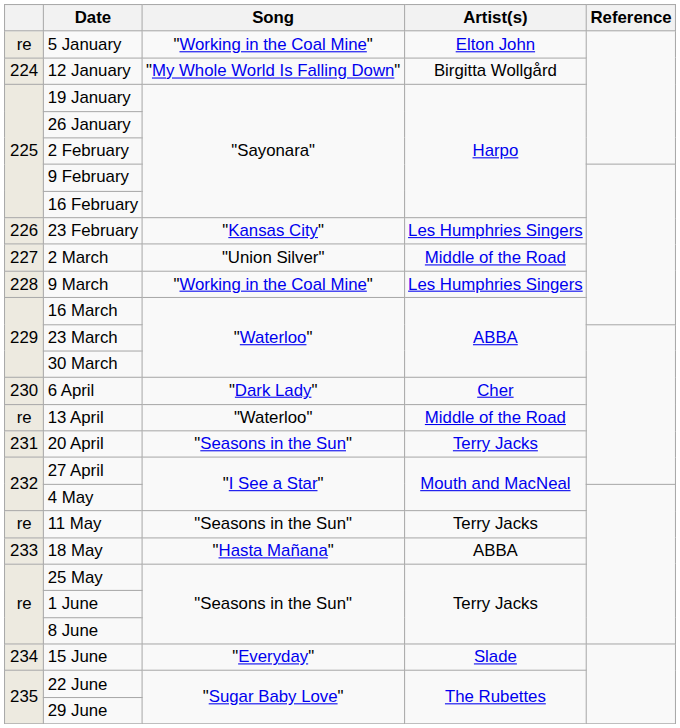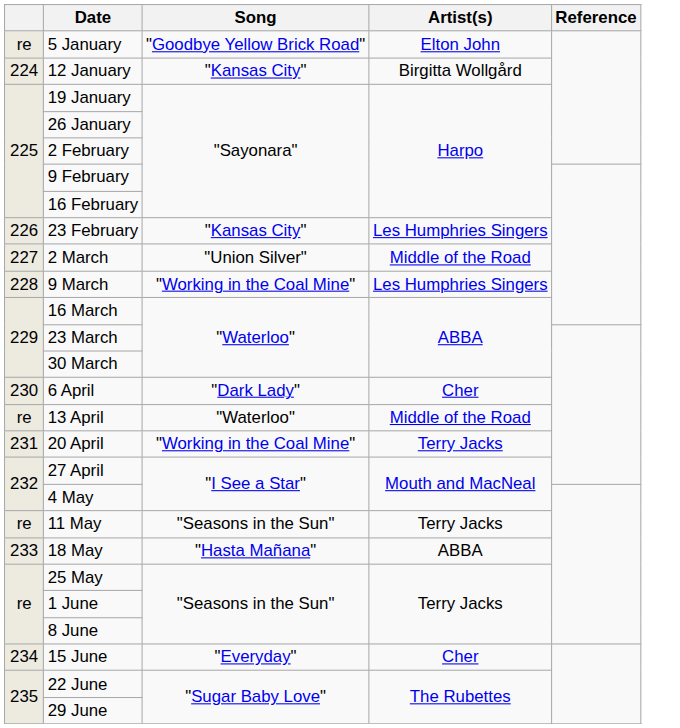(273, 44) "Working in the Coal Mine" -> (256, 44) "Goodbye Yellow Brick Road"
(273, 71) "My Whole World Is Falling Down" -> (256, 71) "Kansas City"
(273, 444) "Seasons in the Sun" -> (256, 444) "Working in the Coal Mine"
(495, 657) Slade -> (460, 657) Cher
